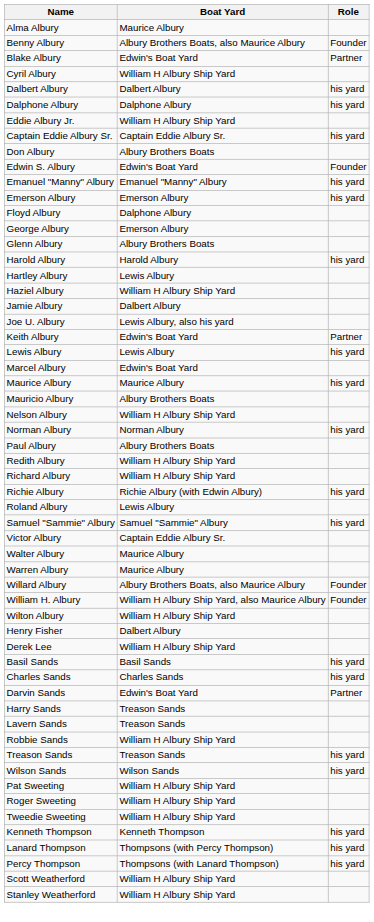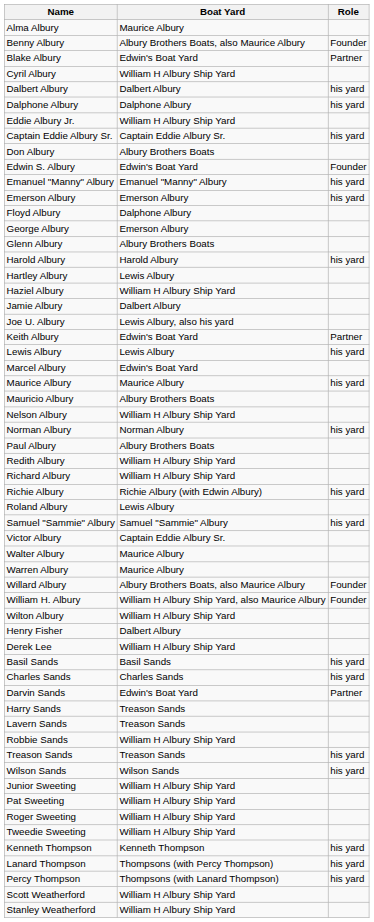+ row: (41, 786)
